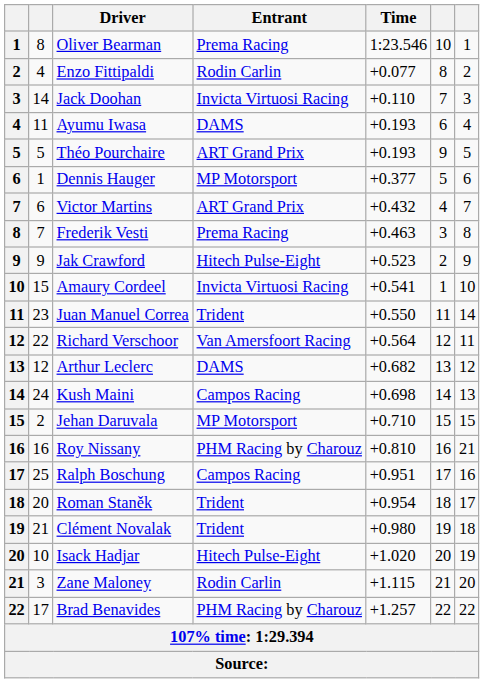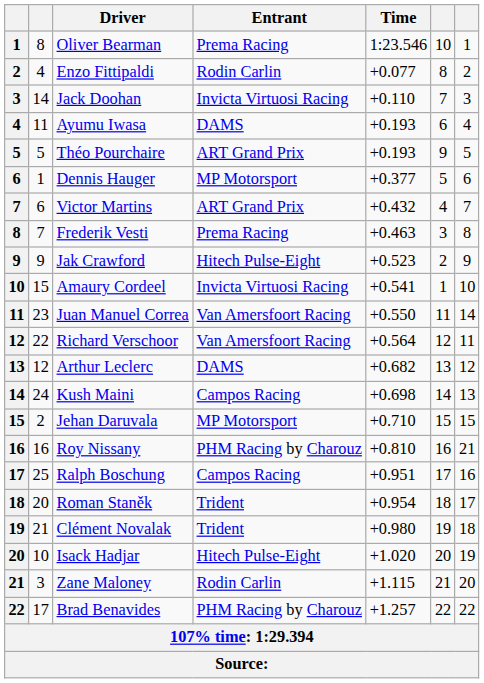(220, 313) Trident -> (274, 313) Van Amersfoort Racing
